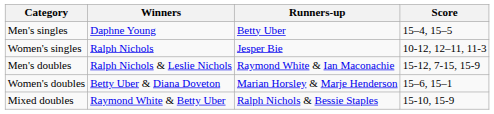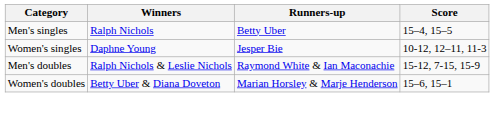(123, 30) Daphne Young -> (122, 30) Ralph Nichols
(122, 48) Ralph Nichols -> (123, 48) Daphne Young
- row: (41, 100)
